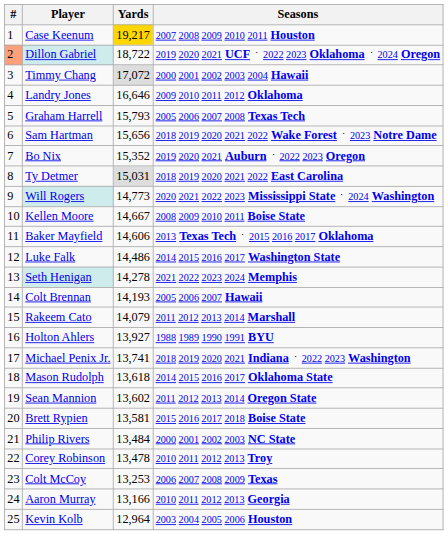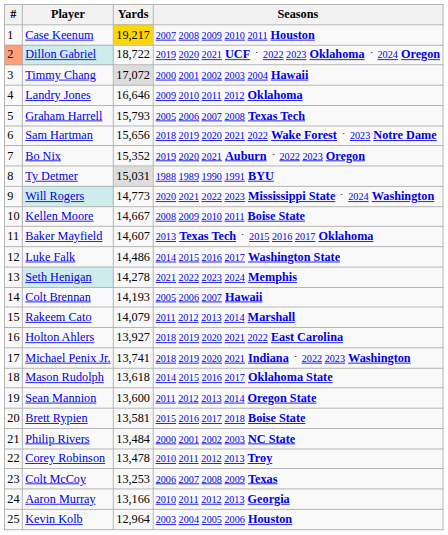(249, 176) 2018 2019 2020 2021 2022 East Carolina -> (215, 176) 1988 1989 1990 1991 BYU
(133, 237) 14,606 -> (133, 237) 14,607
(215, 337) 1988 1989 1990 1991 BYU -> (249, 337) 2018 2019 2020 2021 2022 East Carolina
(133, 398) 13,602 -> (133, 398) 13,600
